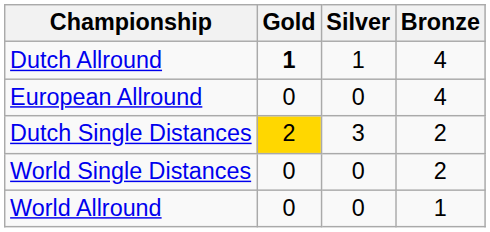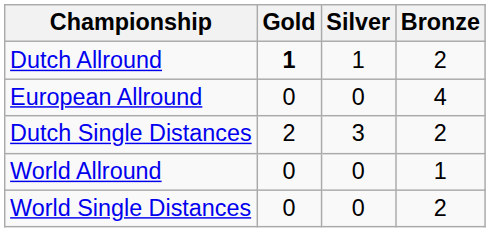(440, 60) 4 -> (440, 60) 2
(289, 134) gold background -> (289, 134) no background
rows swapped: (131, 171) <-> (86, 208)
